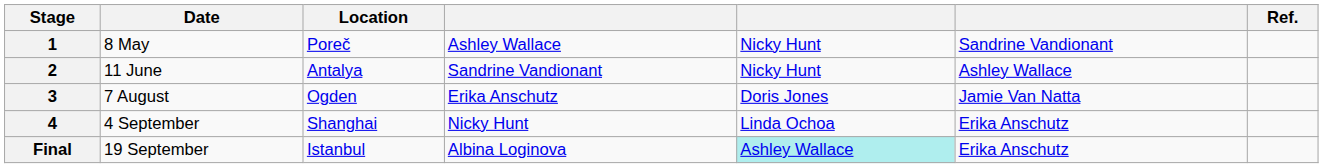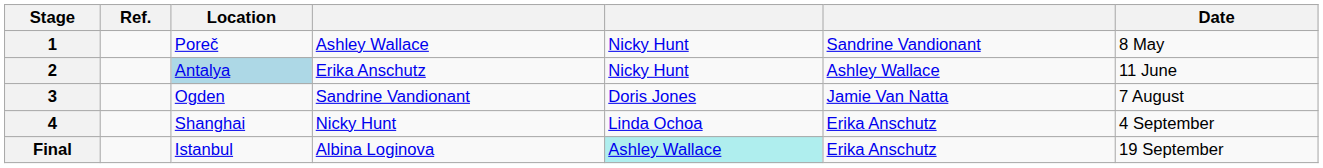columns swapped: (202, 17) <-> (1283, 17)
(335, 70) no background -> (203, 70) lightblue background
(525, 70) Sandrine Vandionant -> (371, 70) Erika Anschutz
(503, 96) Erika Anschutz -> (393, 96) Sandrine Vandionant
